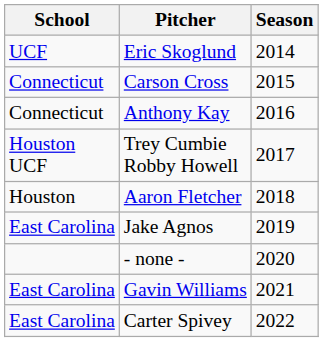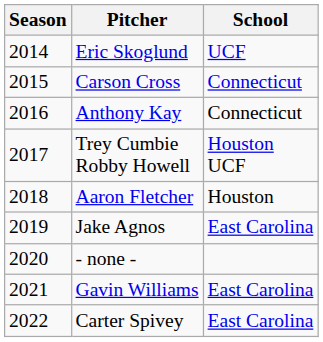columns swapped: (285, 19) <-> (62, 19)
